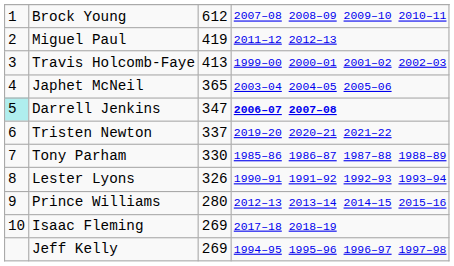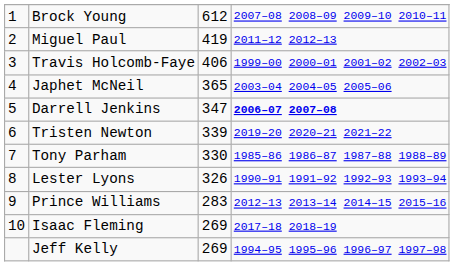(215, 63) 413 -> (215, 63) 406
(12, 109) paleturquoise background -> (12, 109) no background
(215, 133) 337 -> (215, 133) 339
(215, 203) 280 -> (215, 203) 283
